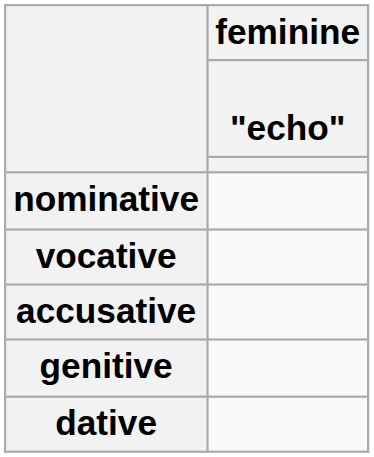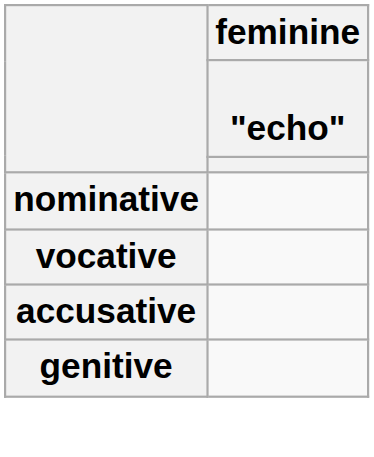- row: (106, 423)
